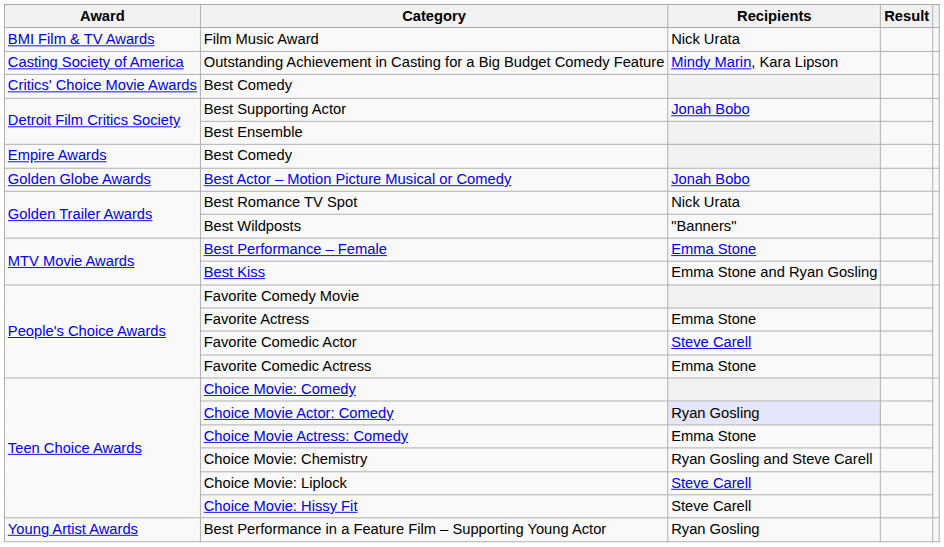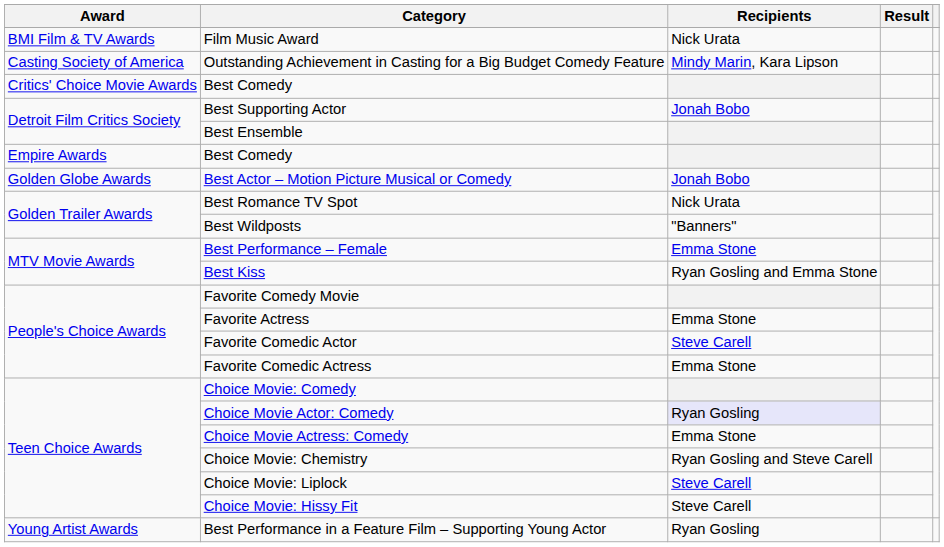(774, 272) Emma Stone and Ryan Gosling -> (774, 272) Ryan Gosling and Emma Stone
